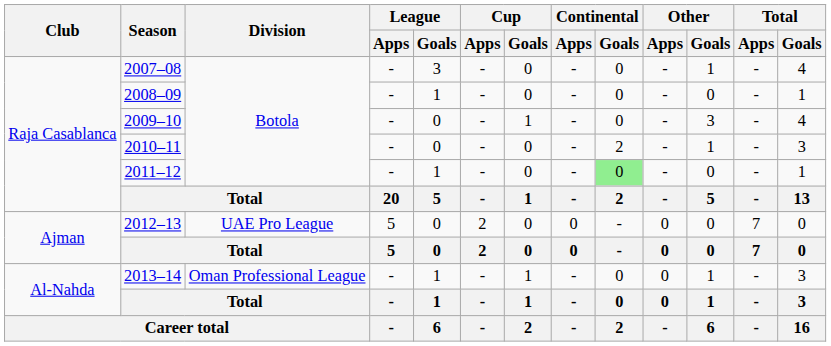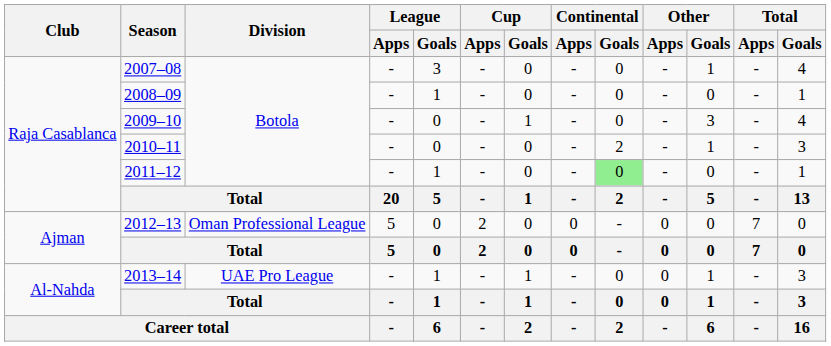(277, 224) UAE Pro League -> (277, 224) Oman Professional League
(277, 276) Oman Professional League -> (277, 276) UAE Pro League
